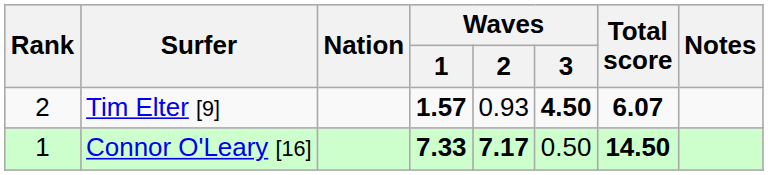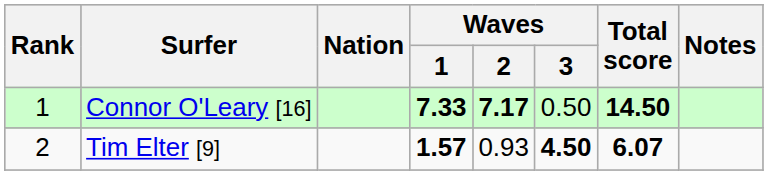rows swapped: (199, 148) <-> (153, 107)
